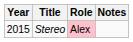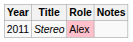(18, 29) 2015 -> (18, 29) 2011
